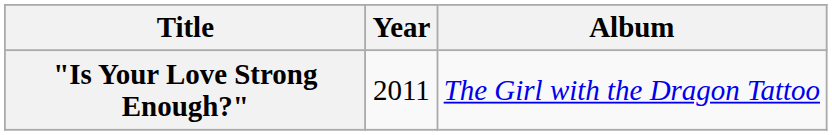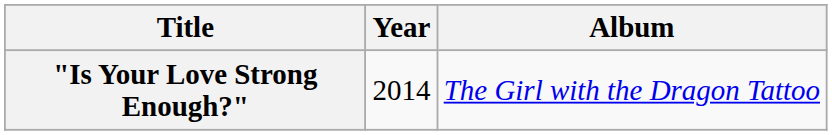(401, 89) 2011 -> (401, 89) 2014
